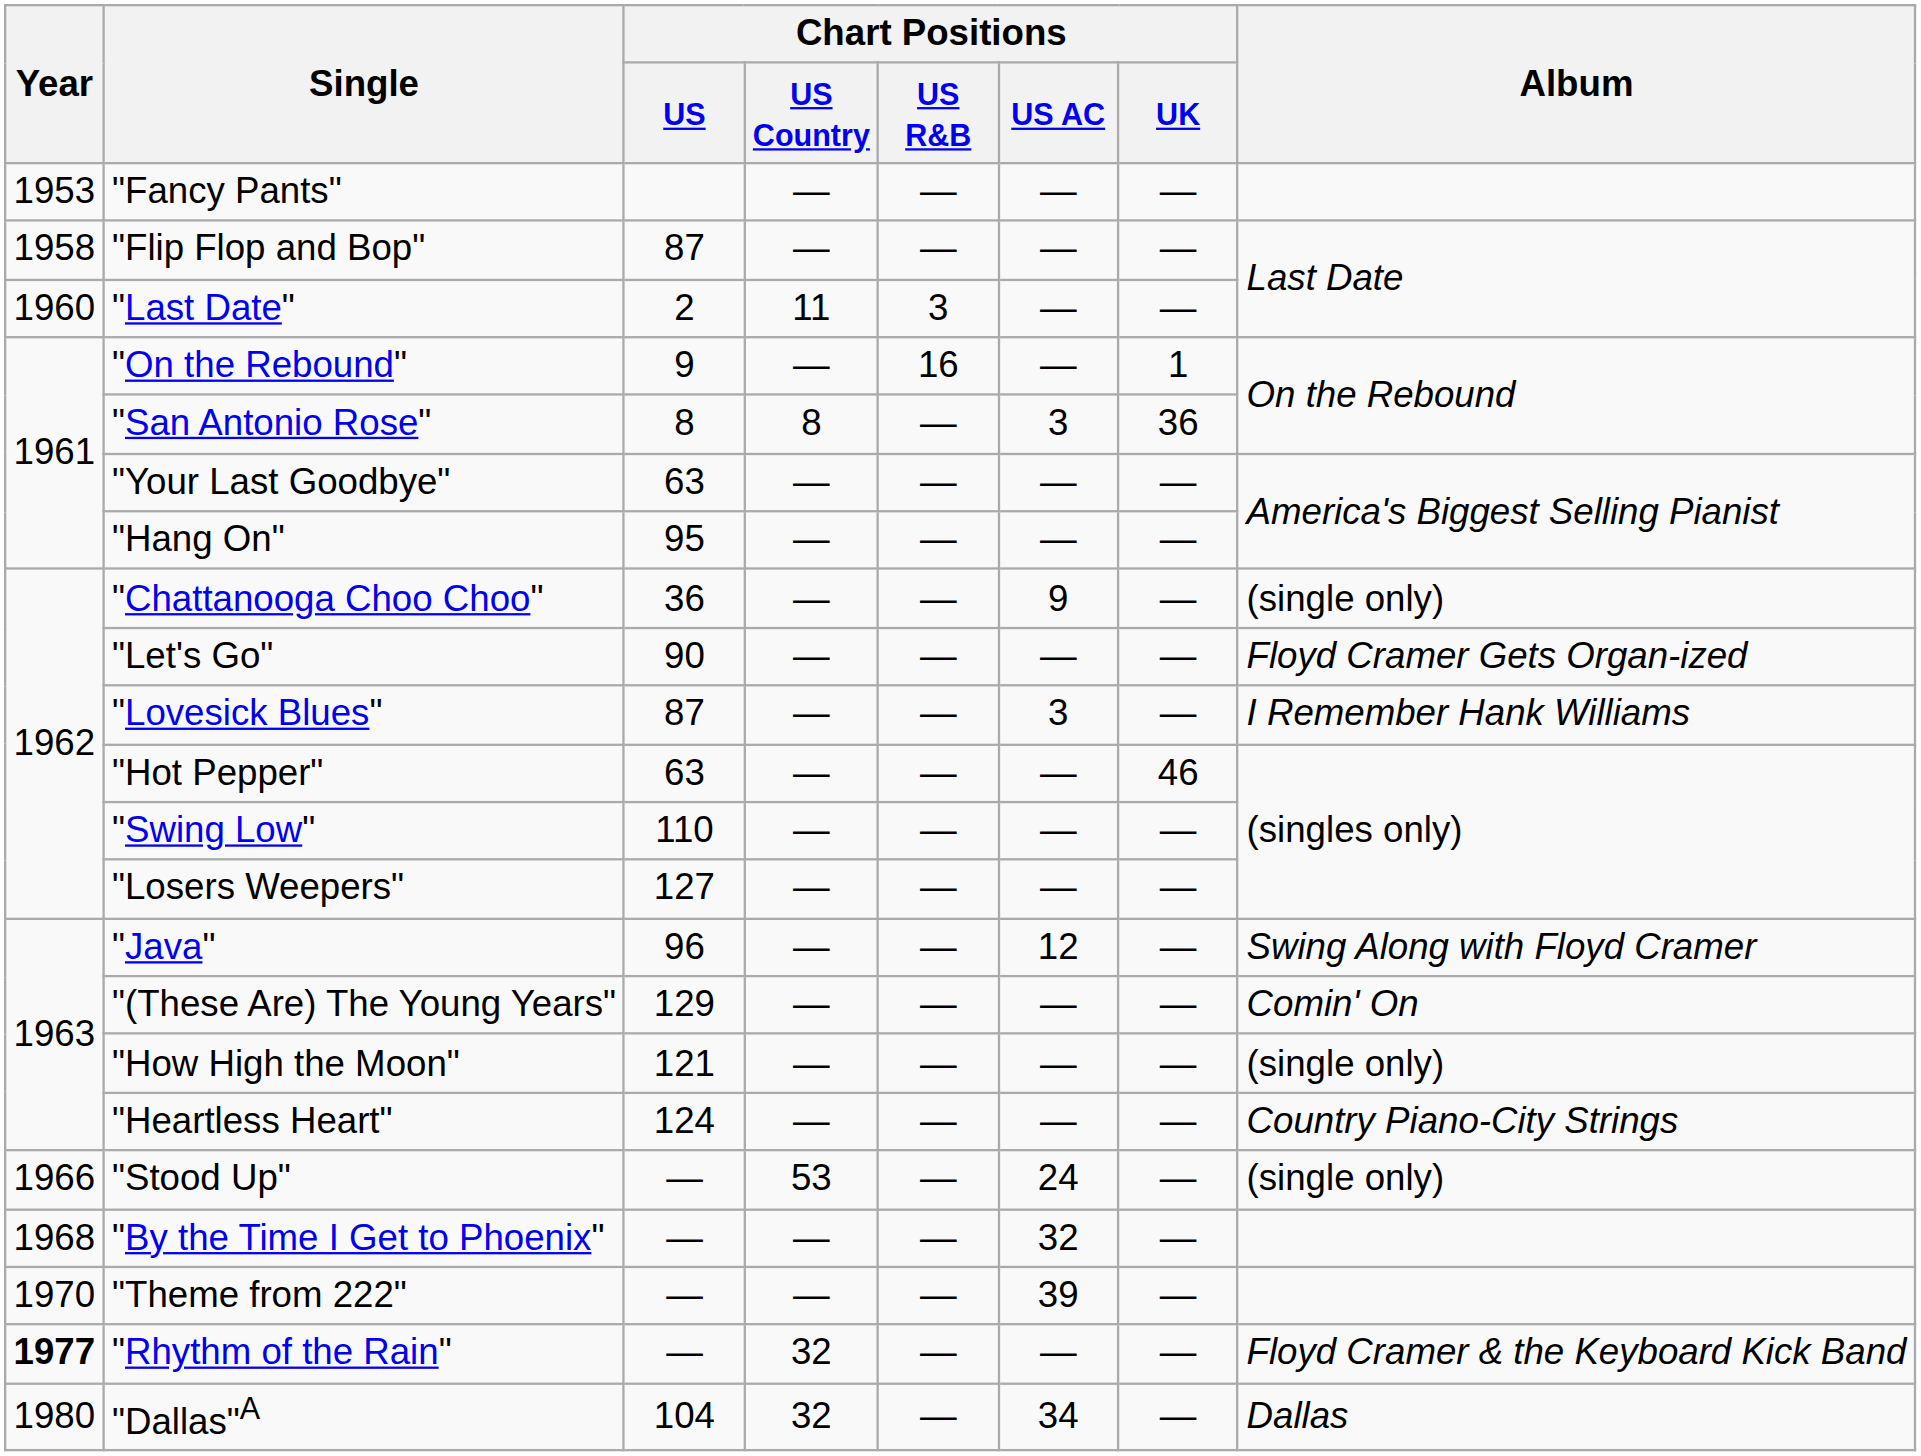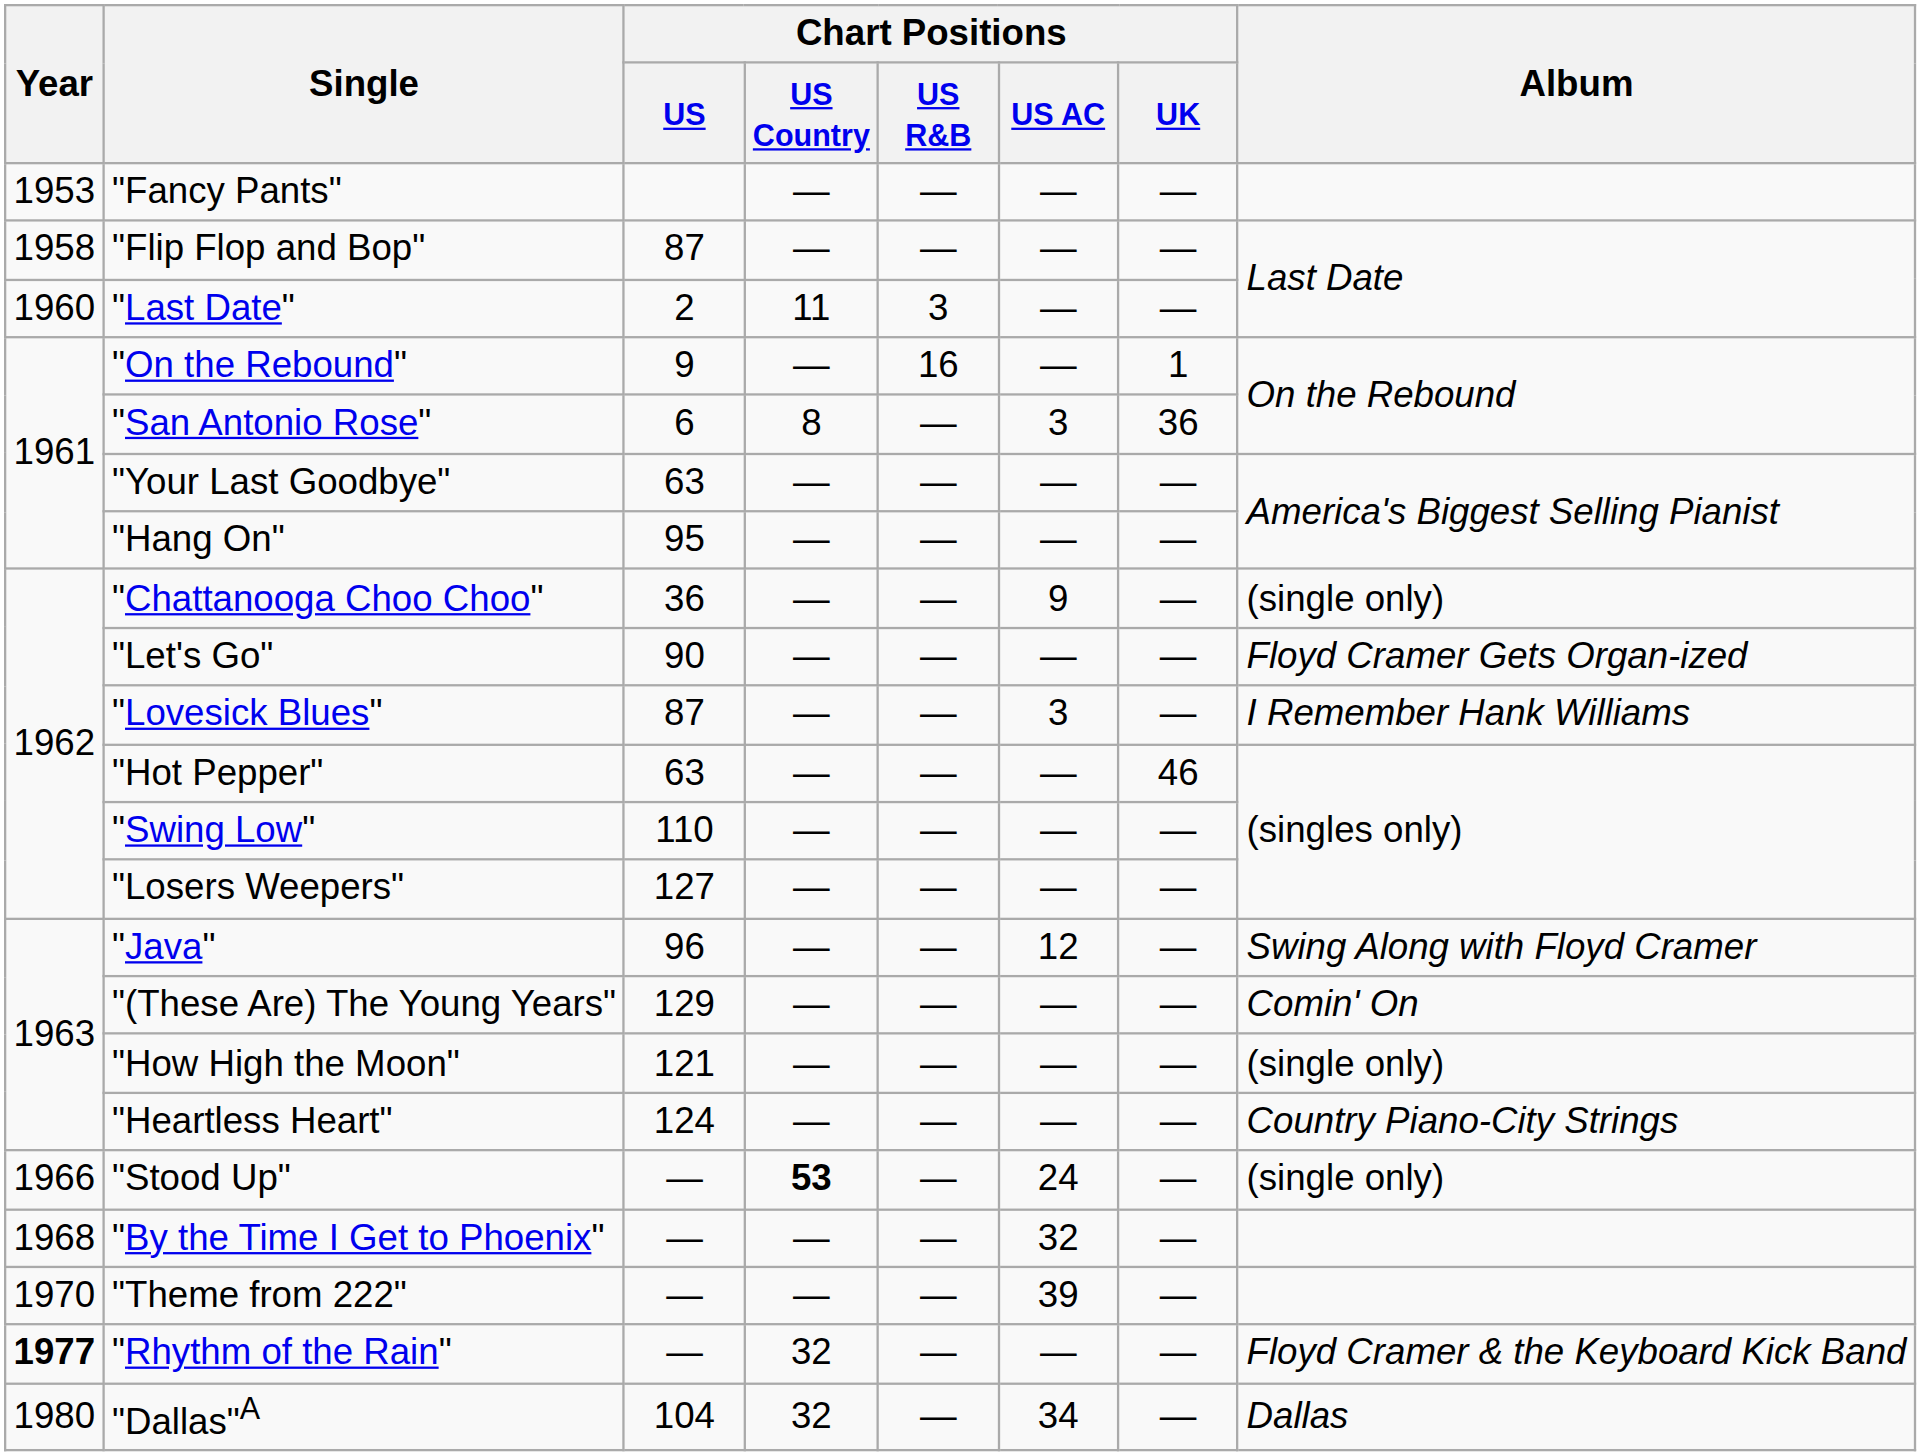(684, 423) 8 -> (684, 423) 6
(811, 1178) normal -> (811, 1178) bold
